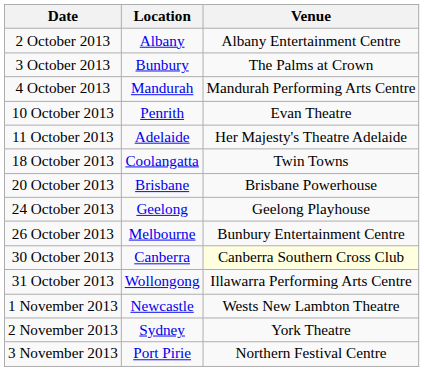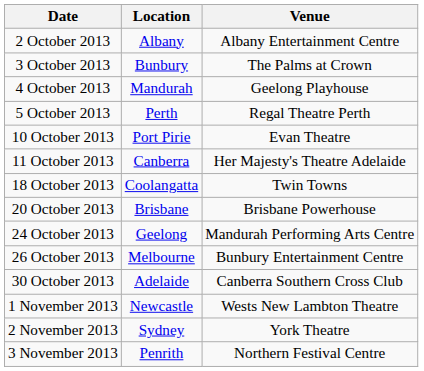(311, 88) Mandurah Performing Arts Centre -> (310, 88) Geelong Playhouse
+ row: (63, 112)
(162, 112) Penrith -> (161, 137) Port Pirie
(162, 137) Adelaide -> (161, 161) Canberra
(311, 209) Geelong Playhouse -> (310, 233) Mandurah Performing Arts Centre
(162, 257) Canberra -> (161, 281) Adelaide
(311, 257) lightyellow background -> (310, 281) no background
- row: (63, 281)
(162, 354) Port Pirie -> (161, 354) Penrith
